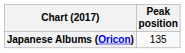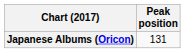(158, 39) 135 -> (158, 39) 131
